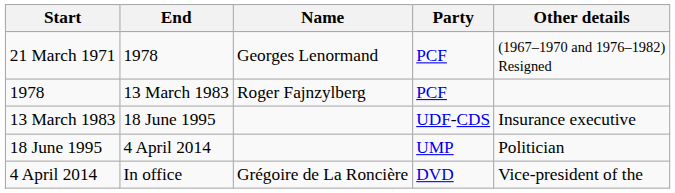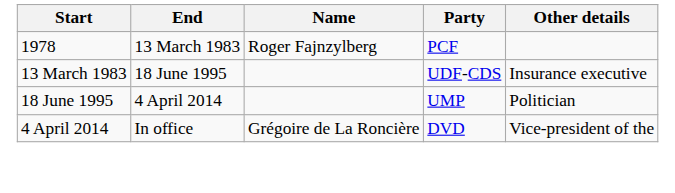- row: (63, 55)
